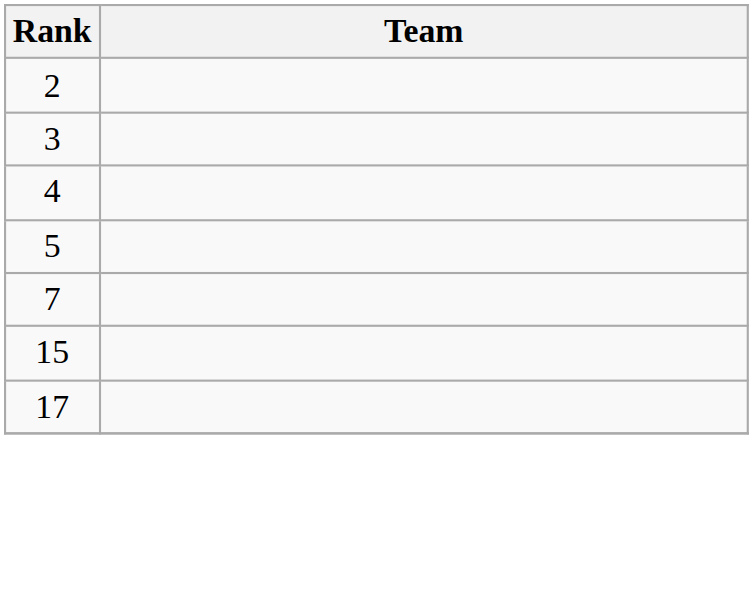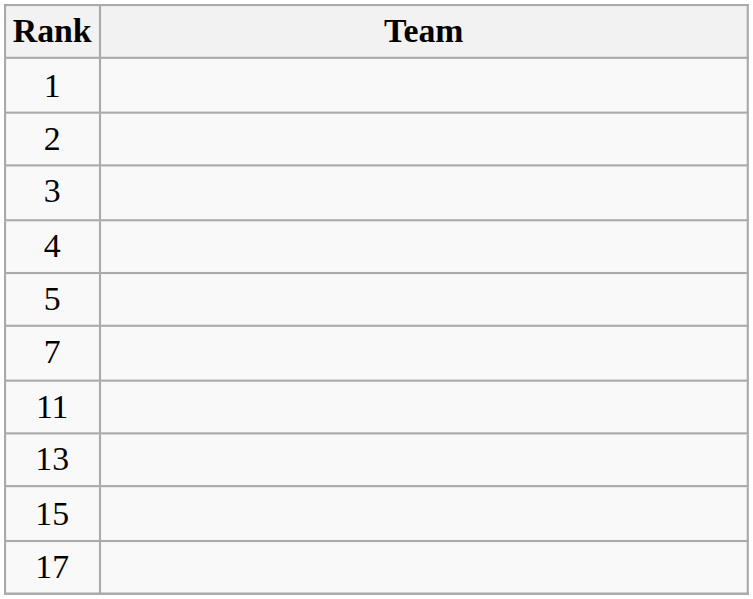+ row: (52, 84)
+ row: (52, 406)
+ row: (52, 459)
